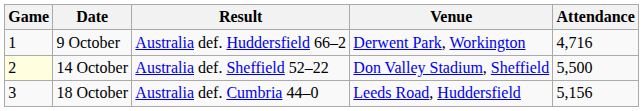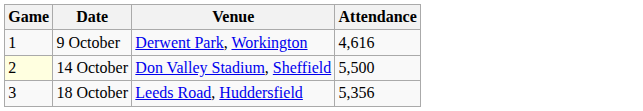- column: (241, 17)
(575, 42) 4,716 -> (357, 42) 4,616
(575, 93) 5,156 -> (357, 93) 5,356
